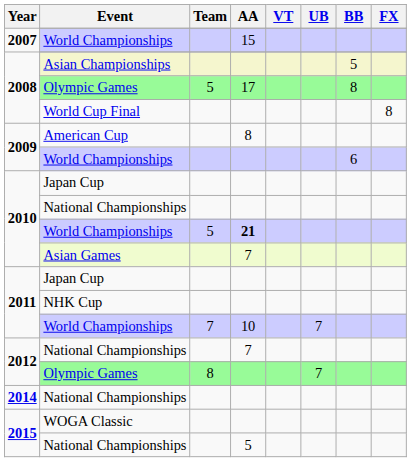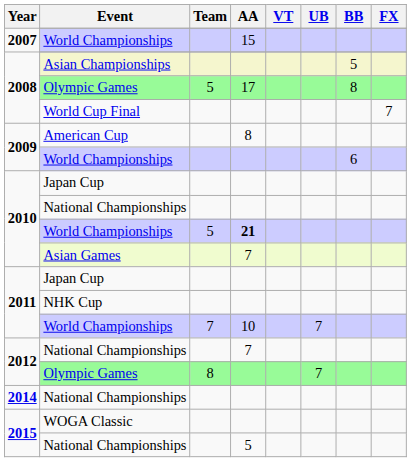(389, 111) 8 -> (389, 111) 7
